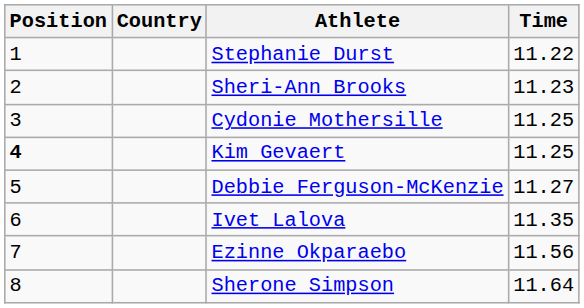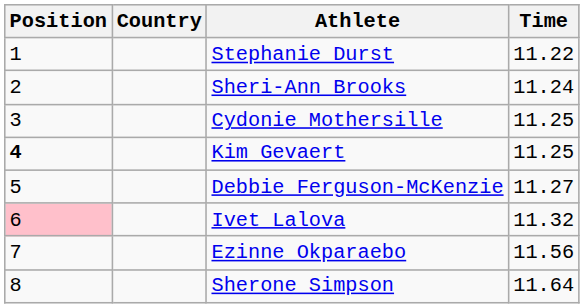(544, 87) 11.23 -> (544, 87) 11.24
(16, 220) no background -> (16, 220) pink background
(544, 220) 11.35 -> (544, 220) 11.32
